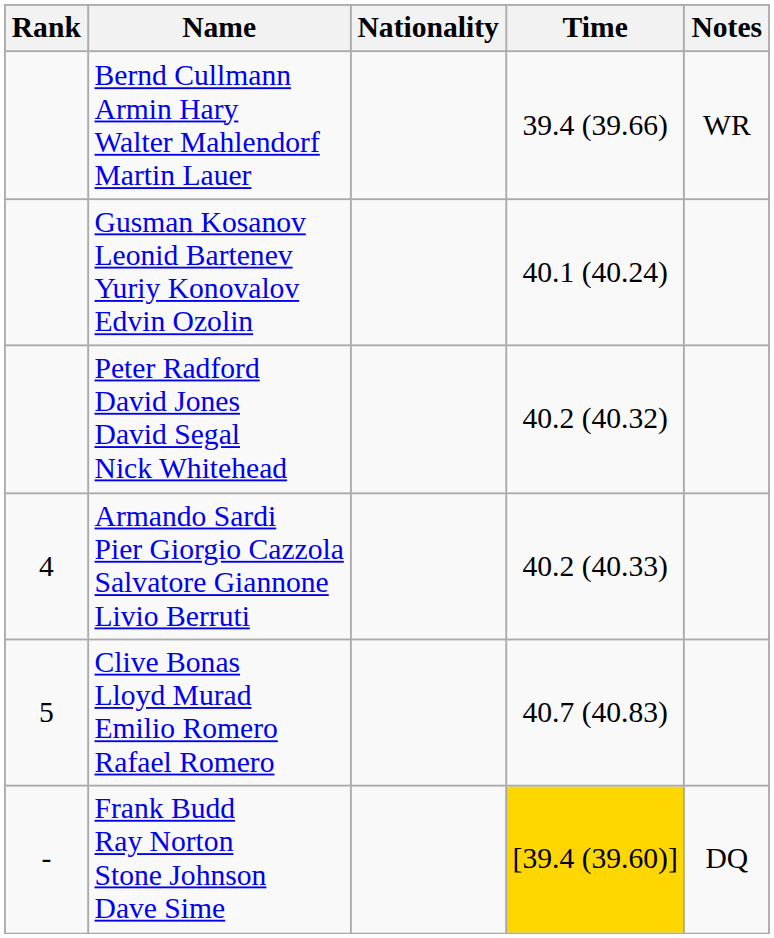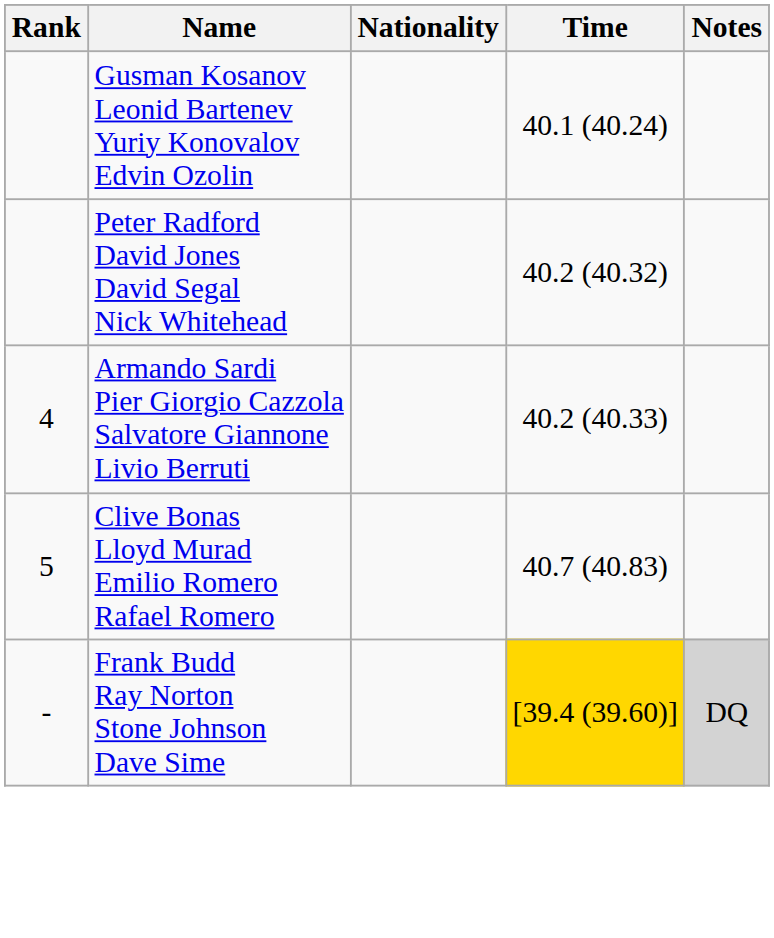- row: (207, 124)
(727, 859) no background -> (727, 712) lightgrey background
